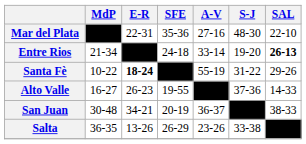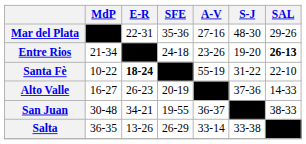(283, 33) 22-10 -> (283, 33) 29-26
(211, 52) 33-14 -> (211, 52) 23-26
(283, 71) 29-26 -> (283, 71) 22-10
(175, 90) 19-55 -> (175, 90) 20-19
(175, 109) 20-19 -> (175, 109) 19-55
(211, 129) 23-26 -> (211, 129) 33-14
